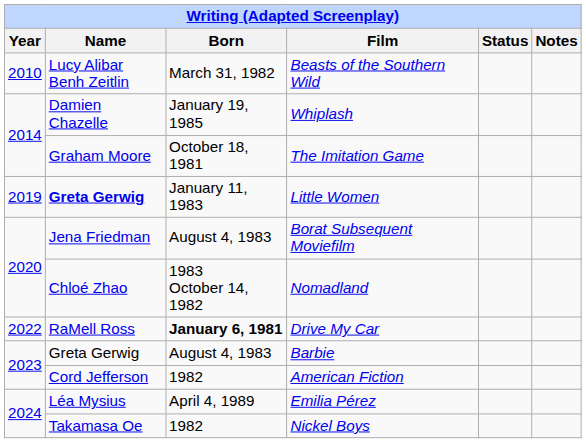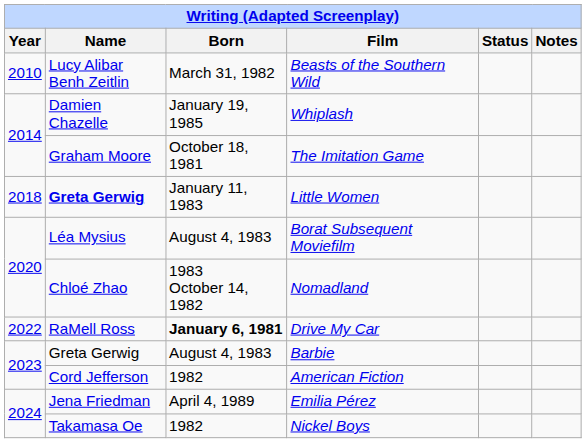(25, 196) 2019 -> (25, 196) 2018
(99, 238) Jena Friedman -> (87, 238) Léa Mysius
(87, 401) Léa Mysius -> (99, 401) Jena Friedman
